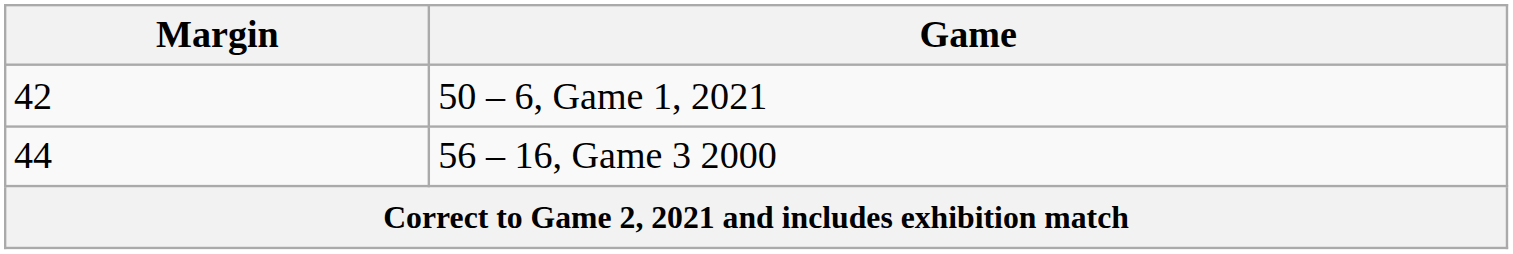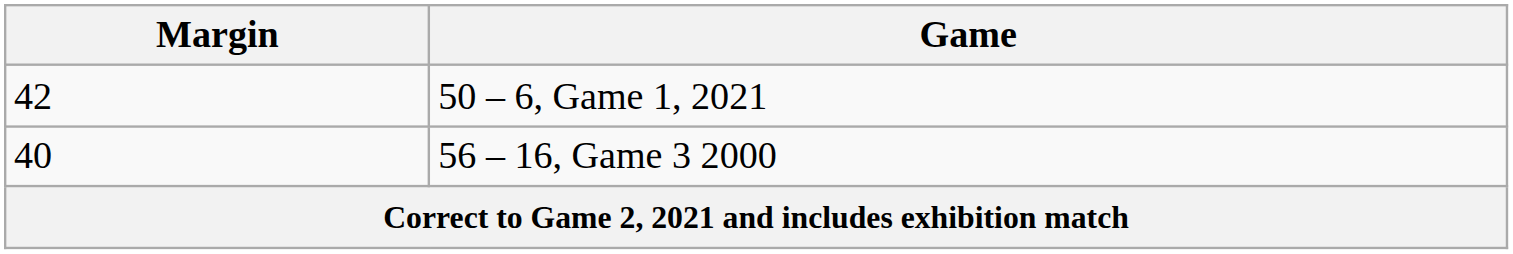(33, 155) 44 -> (33, 155) 40
